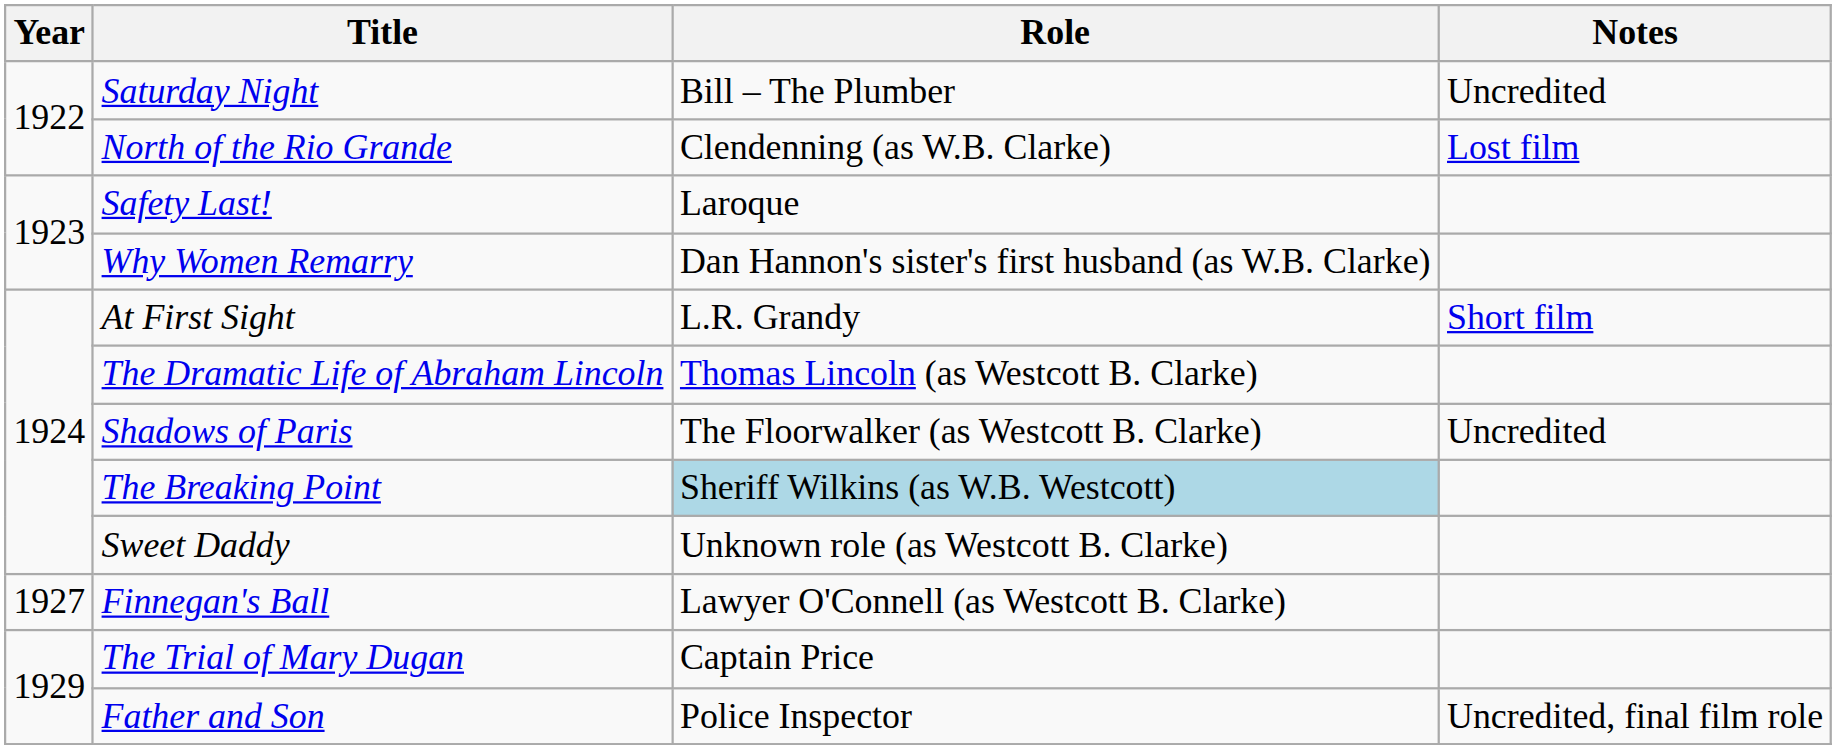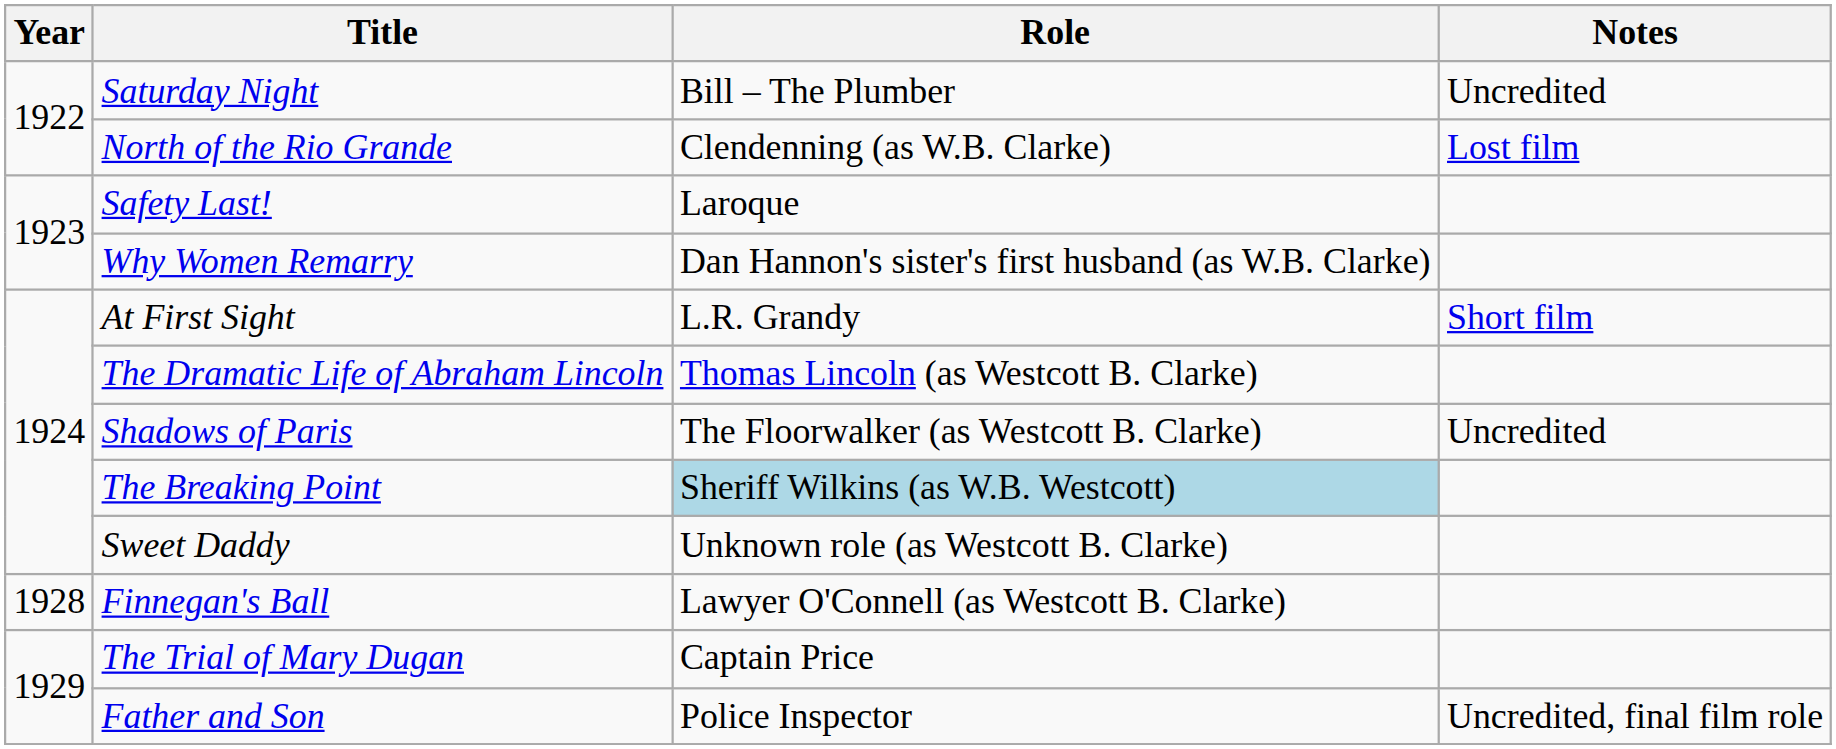(49, 601) 1927 -> (49, 601) 1928
